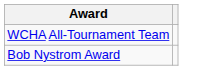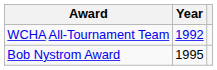+ column: (189, 14)
